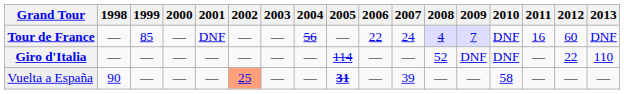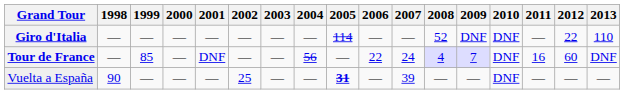rows swapped: (51, 57) <-> (51, 36)
(245, 78) lightsalmon background -> (245, 78) no background
(506, 78) 58 -> (506, 78) DNF
